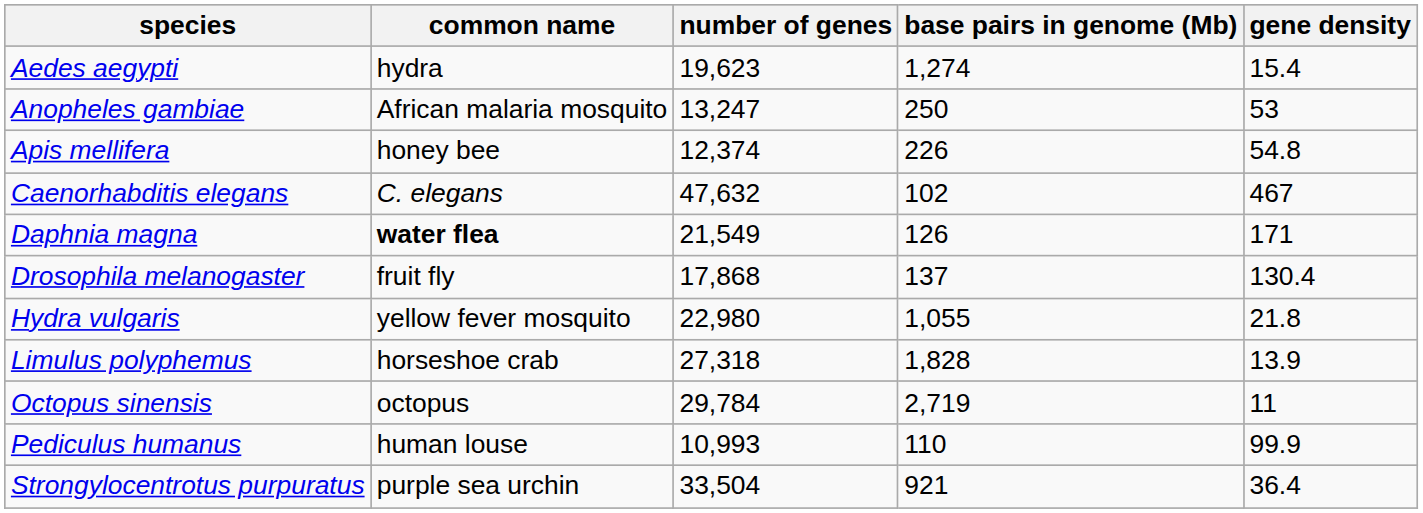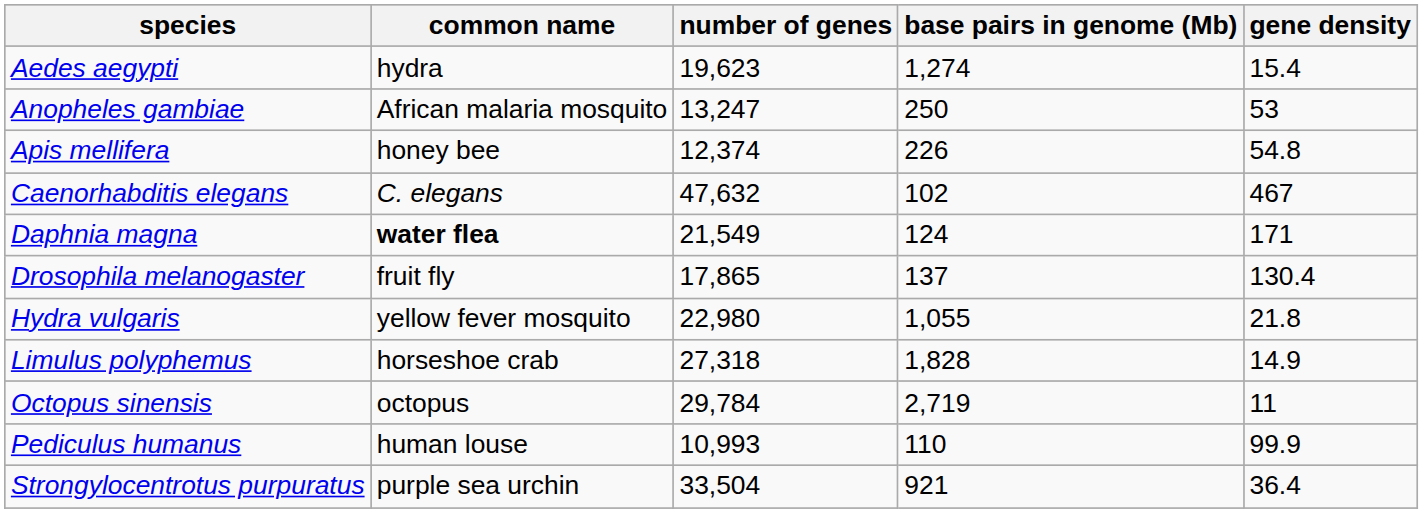(926, 234) 126 -> (926, 234) 124
(720, 276) 17,868 -> (720, 276) 17,865
(1275, 360) 13.9 -> (1275, 360) 14.9
